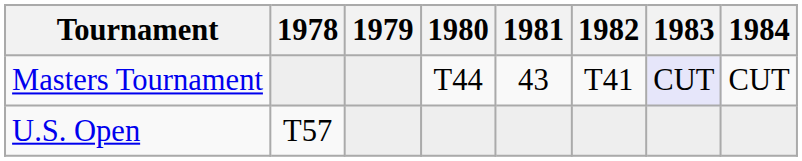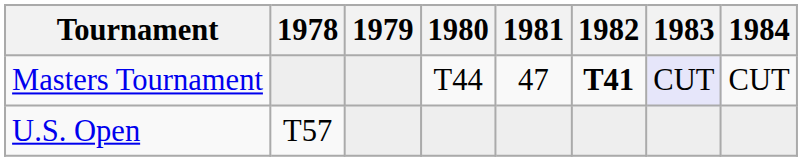(533, 80) 43 -> (533, 80) 47
(609, 80) normal -> (609, 80) bold
